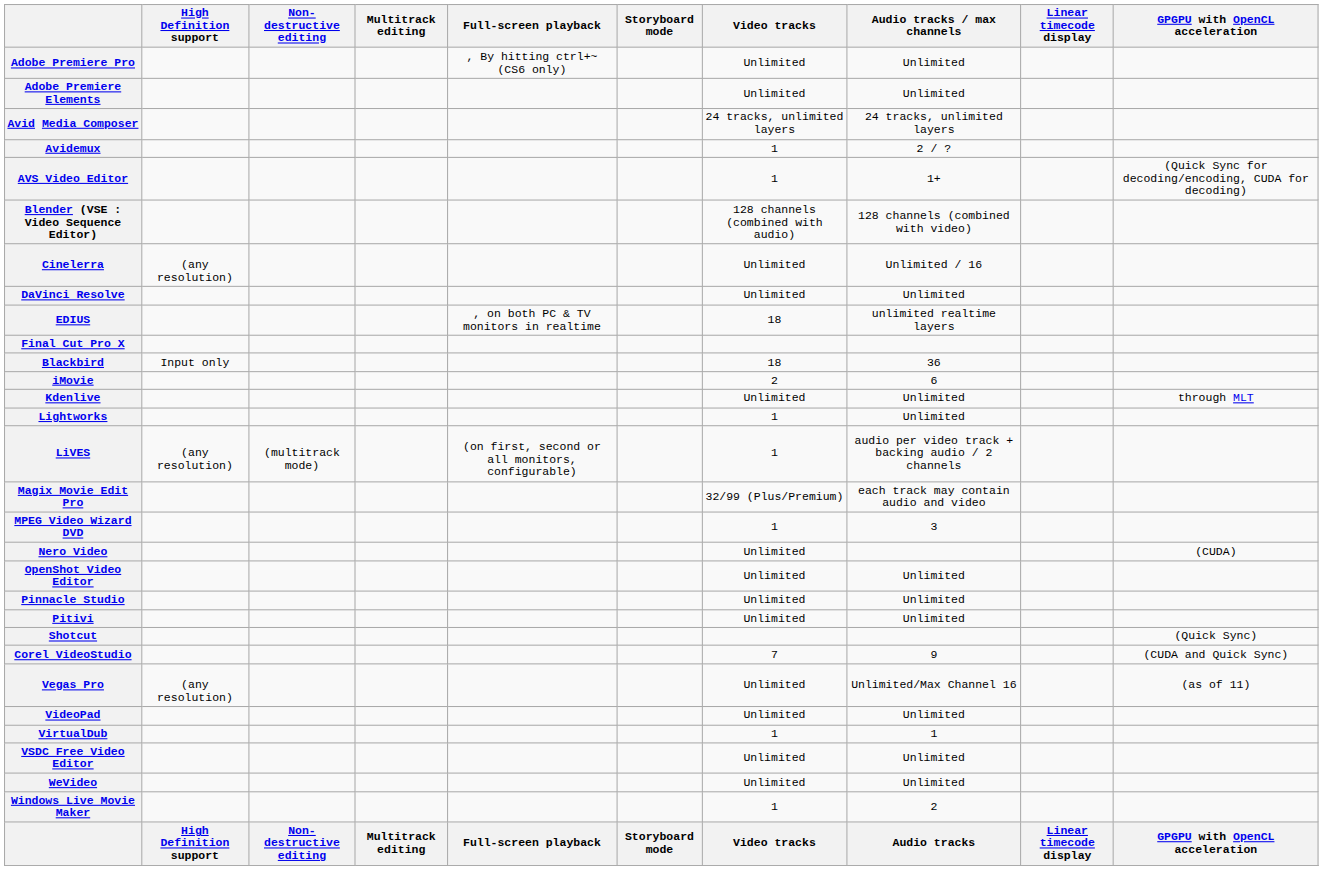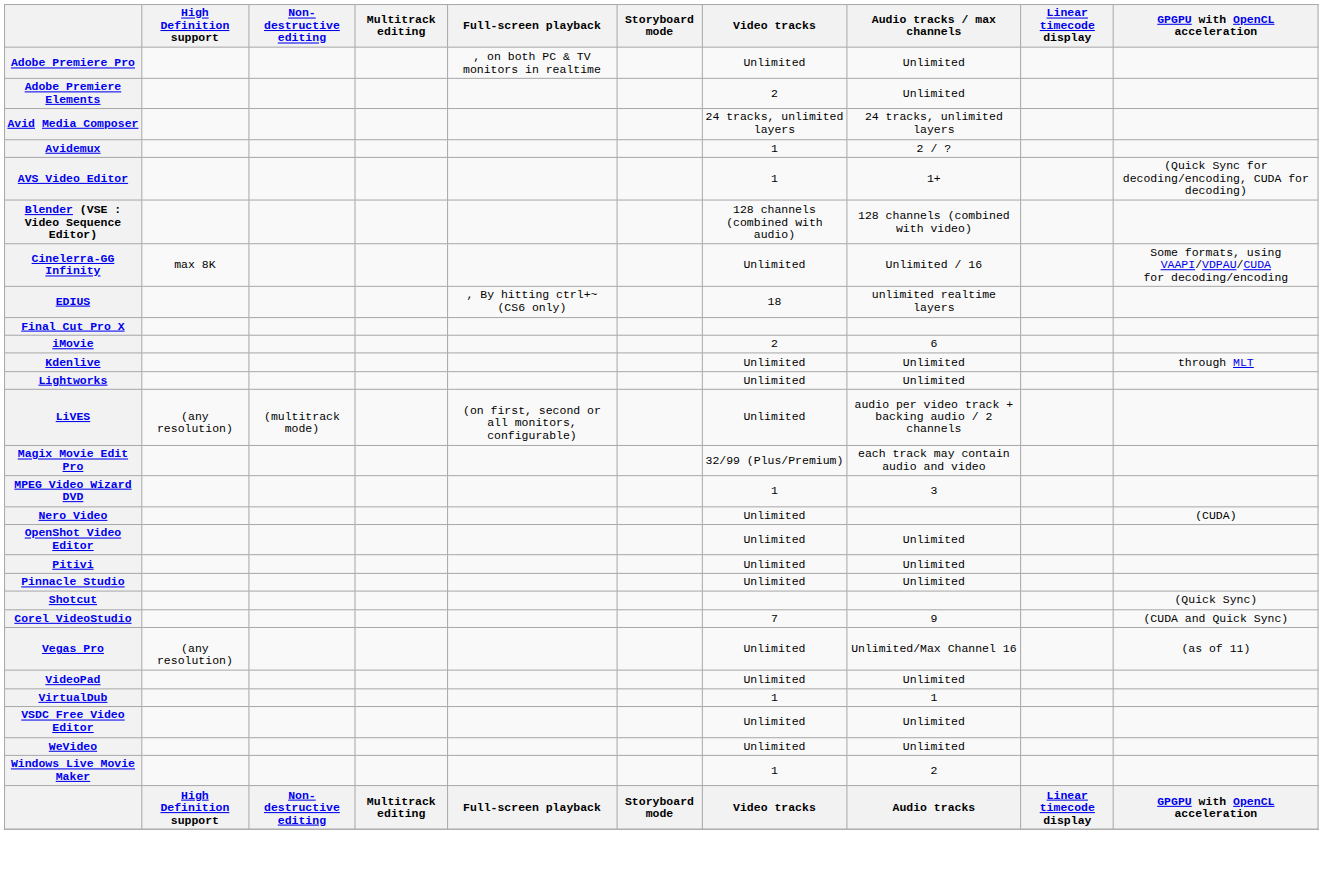(532, 63) , By hitting ctrl+~ (CS6 only) -> (532, 63) , on both PC & TV monitors in realtime
(774, 94) Unlimited -> (774, 94) 2
- row: (73, 265)
+ row: (73, 265)
- row: (73, 296)
(532, 320) , on both PC & TV monitors in realtime -> (532, 302) , By hitting ctrl+~ (CS6 only)
- row: (73, 363)
(774, 417) 1 -> (774, 381) Unlimited
(774, 454) 1 -> (774, 417) Unlimited
rows swapped: (73, 600) <-> (73, 618)
